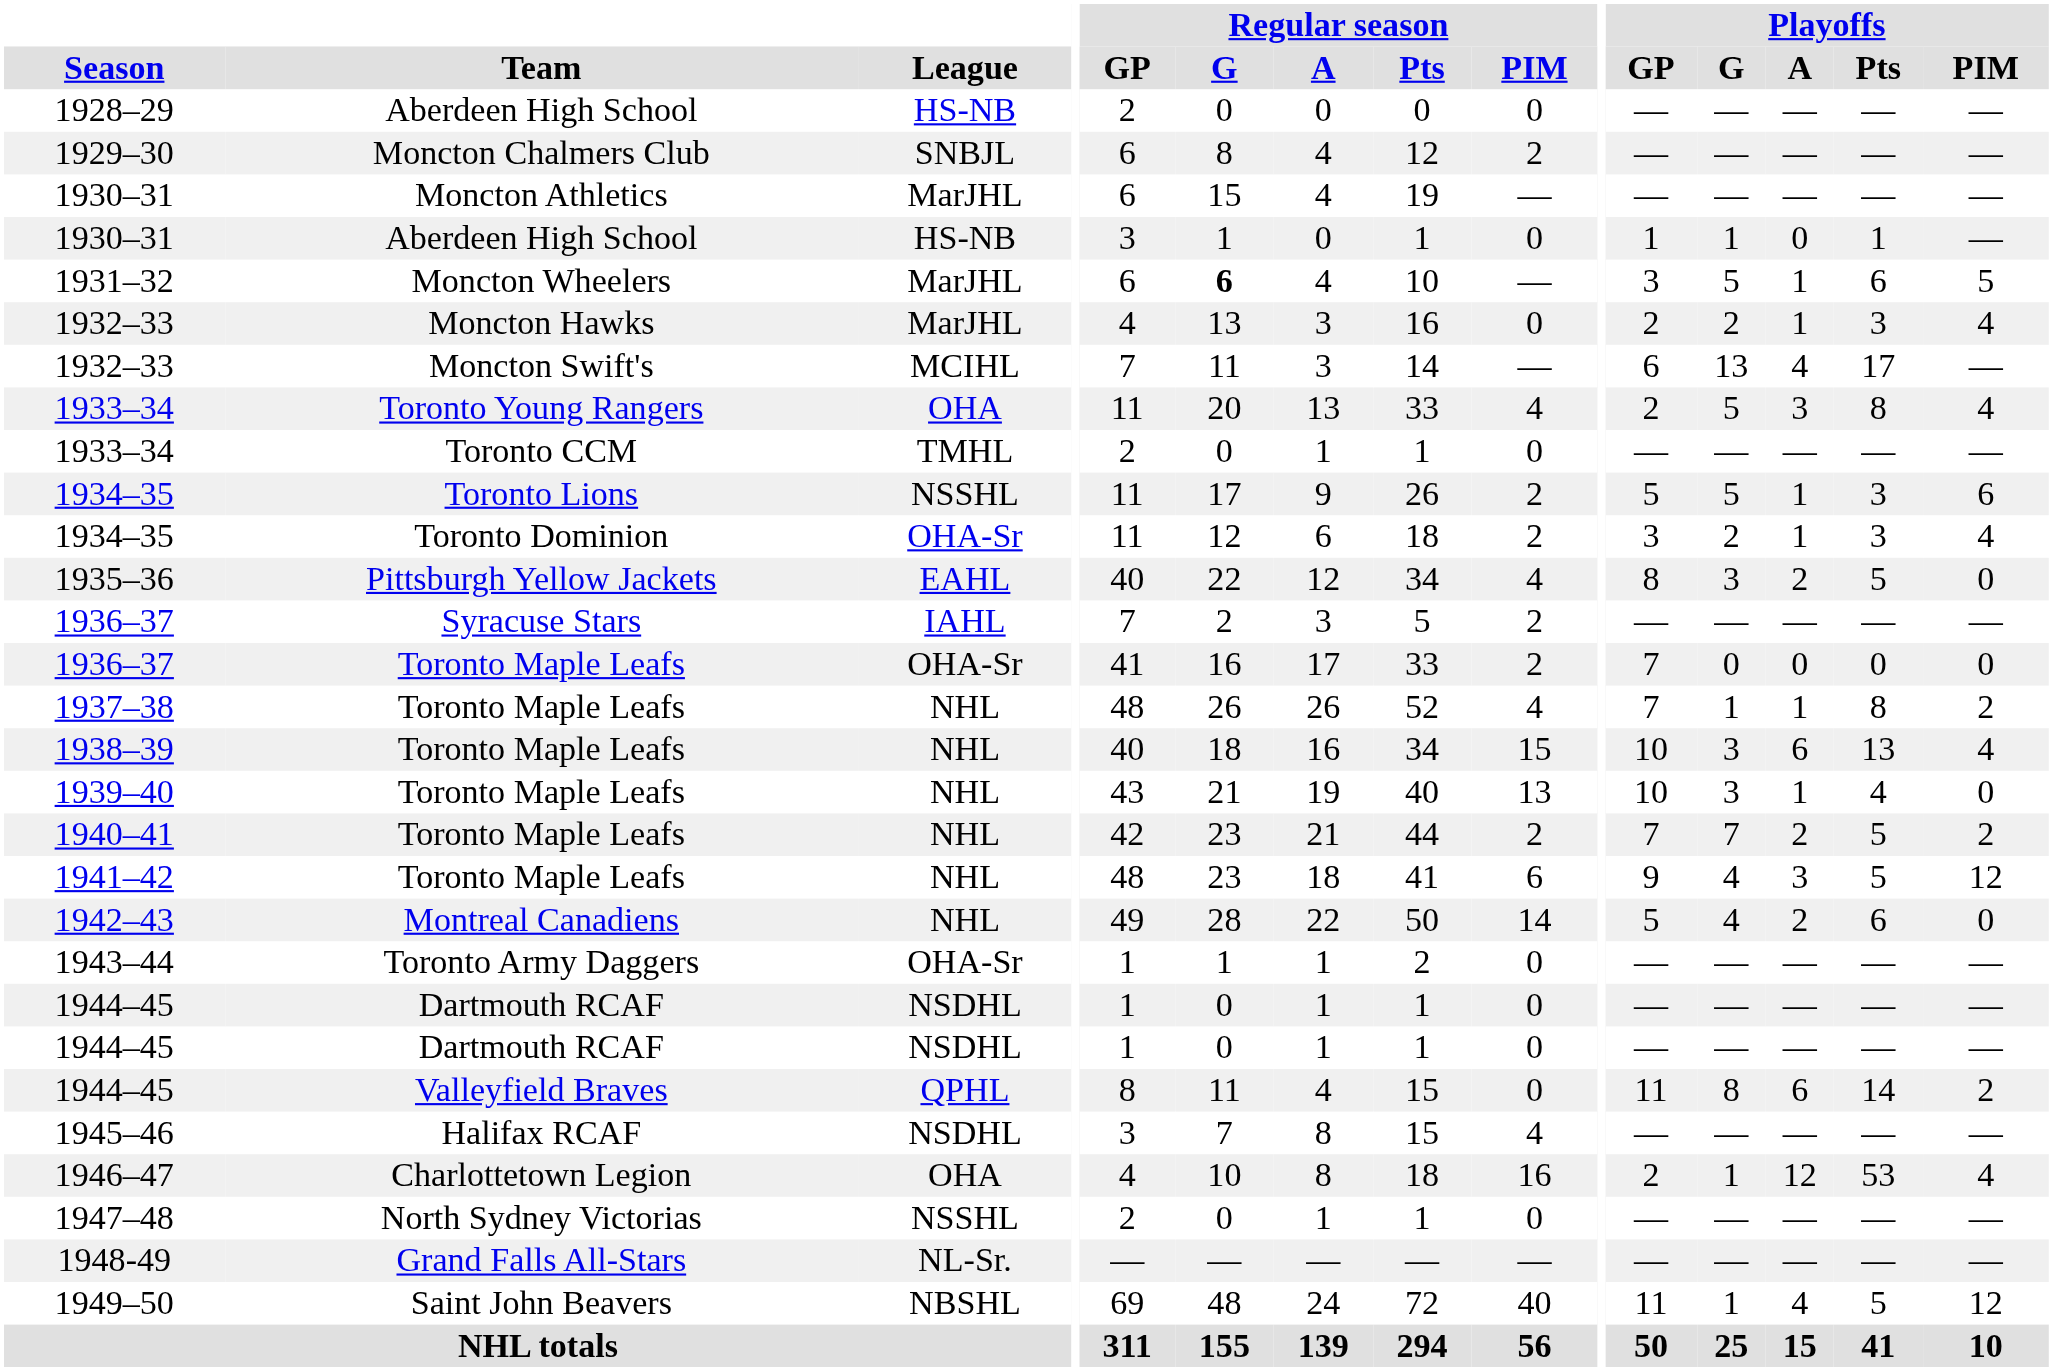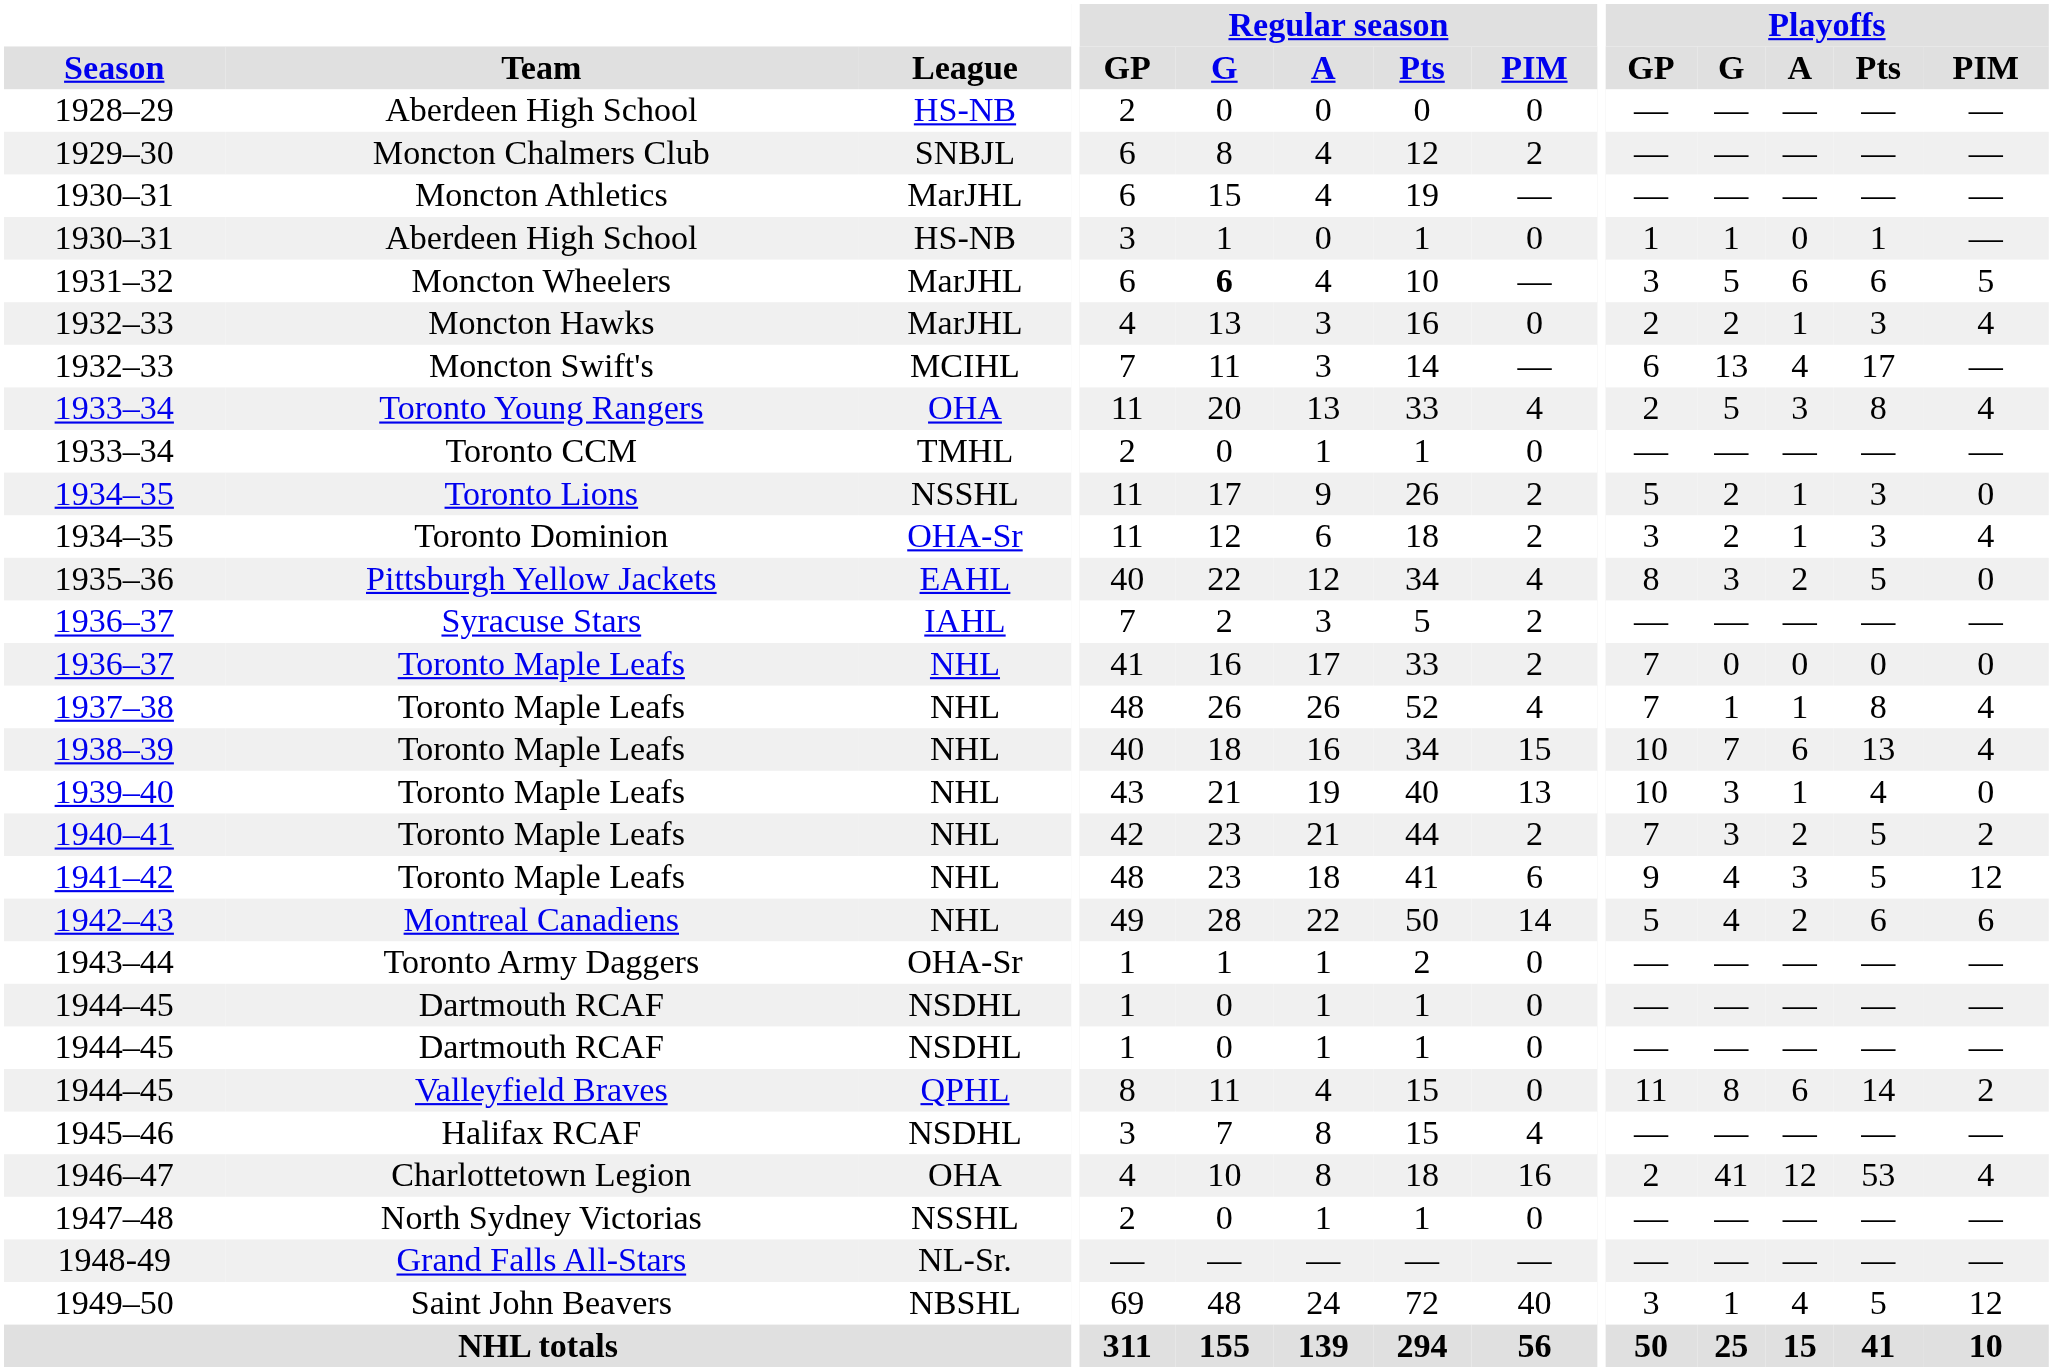(1800, 280) 1 -> (1800, 280) 6
(1731, 493) 5 -> (1731, 493) 2
(1986, 493) 6 -> (1986, 493) 0
(965, 663) OHA-Sr -> (965, 663) NHL
(1986, 706) 2 -> (1986, 706) 4
(1731, 748) 3 -> (1731, 748) 7
(1731, 834) 7 -> (1731, 834) 3
(1986, 919) 0 -> (1986, 919) 6
(1731, 1174) 1 -> (1731, 1174) 41
(1651, 1302) 11 -> (1651, 1302) 3
